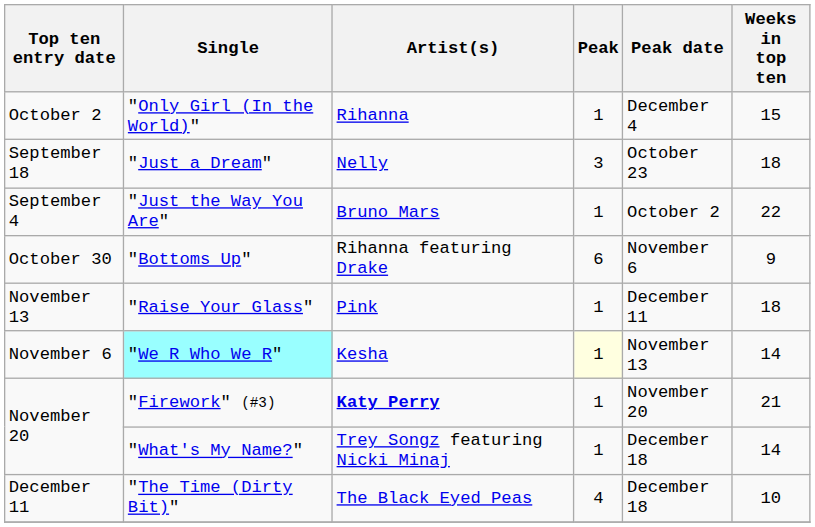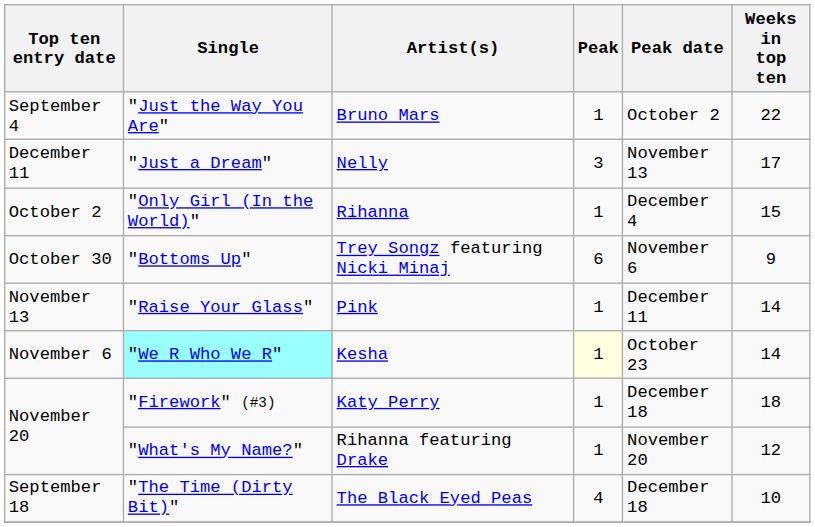rows swapped: (215, 211) <-> (221, 116)
(55, 164) September 18 -> (50, 164) December 11
(663, 164) October 23 -> (668, 164) November 13
(771, 164) 18 -> (771, 164) 17
(424, 259) Rihanna featuring Drake -> (440, 259) Trey Songz featuring Nicki Minaj
(771, 307) 18 -> (771, 307) 14
(668, 355) November 13 -> (663, 355) October 23
(388, 403) bold -> (388, 403) normal
(668, 403) November 20 -> (668, 403) December 18
(771, 403) 21 -> (771, 403) 18
(440, 450) Trey Songz featuring Nicki Minaj -> (424, 450) Rihanna featuring Drake
(668, 450) December 18 -> (668, 450) November 20
(771, 450) 14 -> (771, 450) 12
(50, 498) December 11 -> (55, 498) September 18
